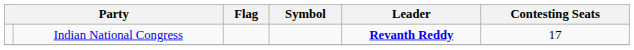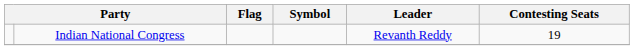(411, 34) bold -> (413, 34) normal
(555, 34) 17 -> (554, 34) 19
